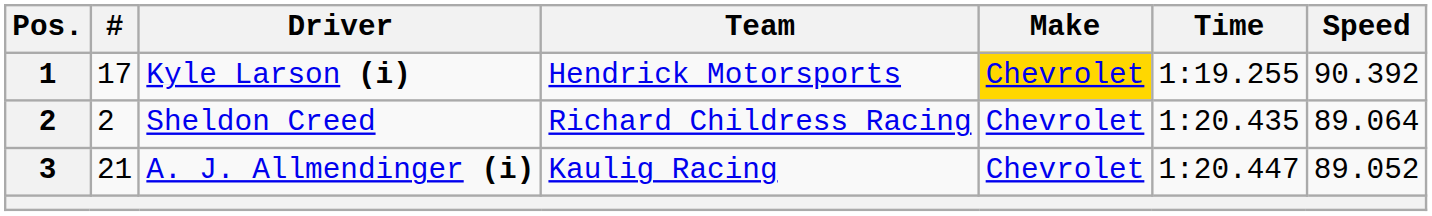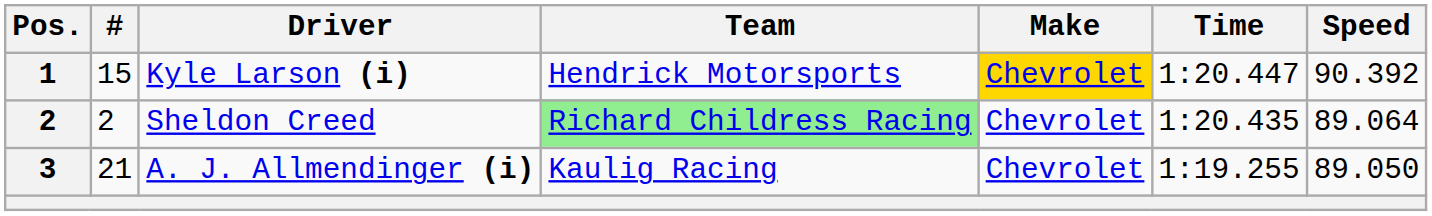(115, 77) 17 -> (115, 77) 15
(1229, 77) 1:19.255 -> (1229, 77) 1:20.447
(760, 124) no background -> (760, 124) lightgreen background
(1229, 172) 1:20.447 -> (1229, 172) 1:19.255
(1367, 172) 89.052 -> (1367, 172) 89.050
